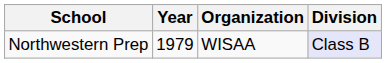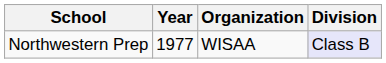(175, 44) 1979 -> (175, 44) 1977
